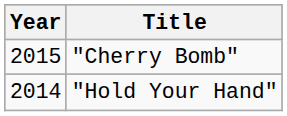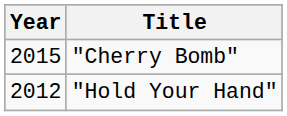(36, 92) 2014 -> (36, 92) 2012
